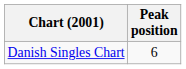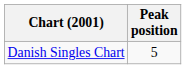(154, 52) 6 -> (154, 52) 5
